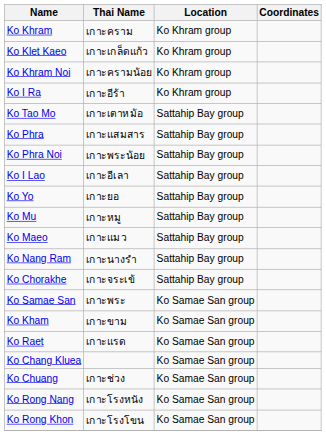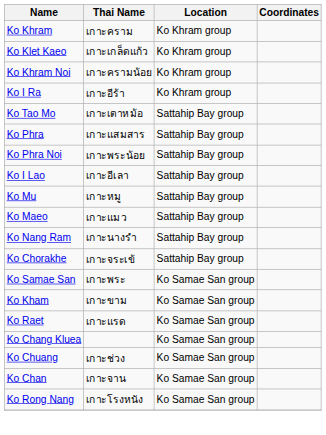- row: (20, 196)
+ row: (27, 378)
- row: (40, 420)
